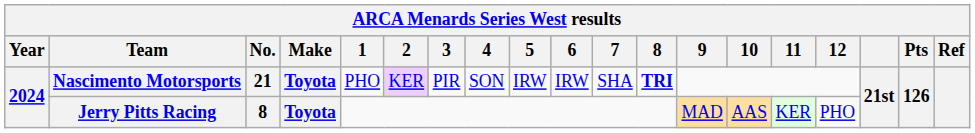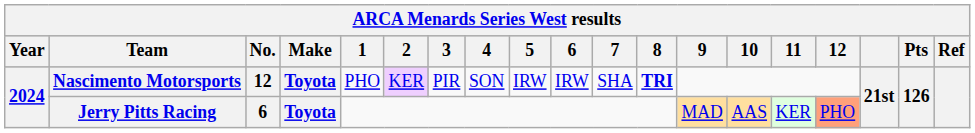(263, 81) 21 -> (263, 81) 12
(263, 112) 8 -> (263, 112) 6
(837, 112) no background -> (837, 112) lightsalmon background
